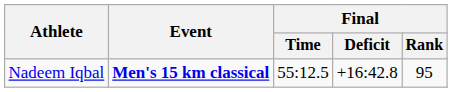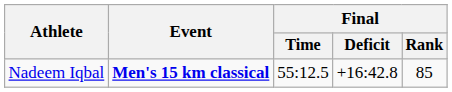(424, 73) 95 -> (424, 73) 85
